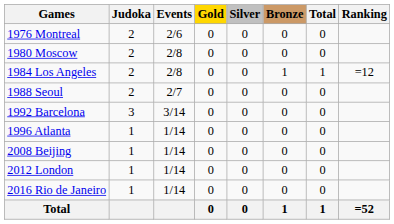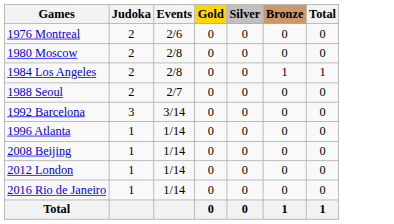- column: (364, 14)
